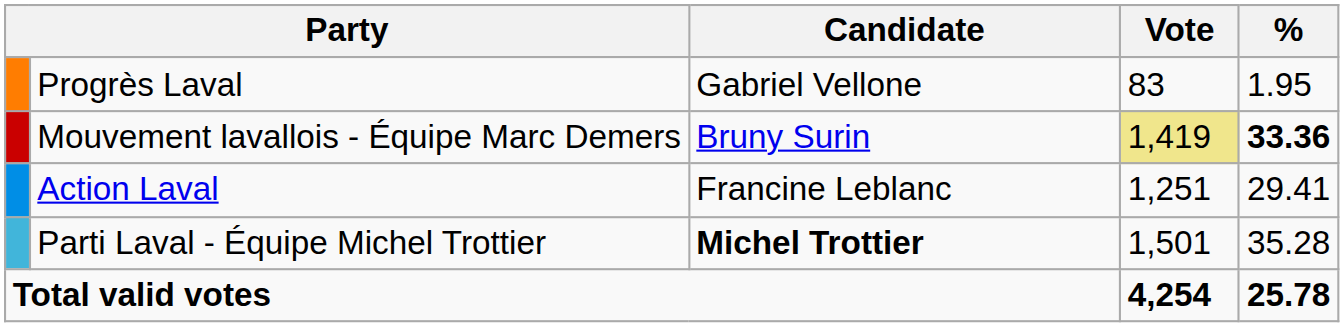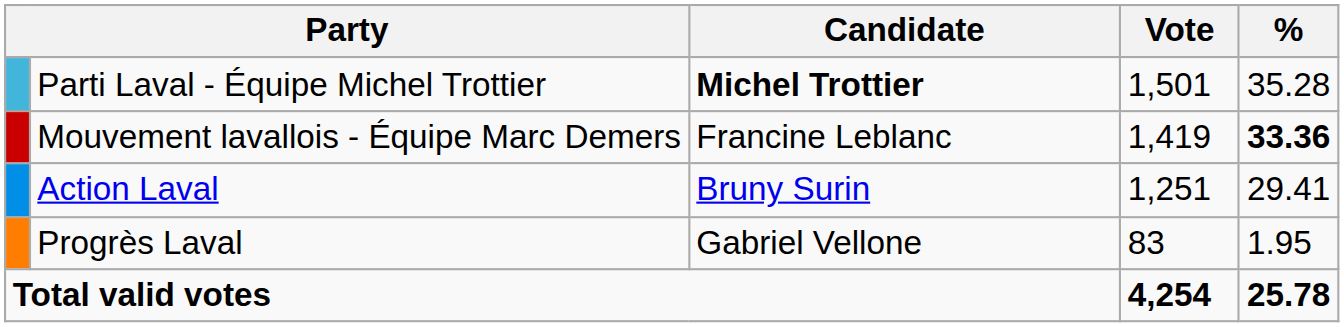rows swapped: (292, 242) <-> (140, 83)
(783, 136) Bruny Surin -> (824, 136) Francine Leblanc
(1169, 136) khaki background -> (1169, 136) no background
(824, 189) Francine Leblanc -> (783, 189) Bruny Surin
